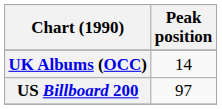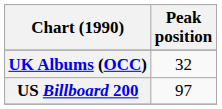(184, 63) 14 -> (184, 63) 32
